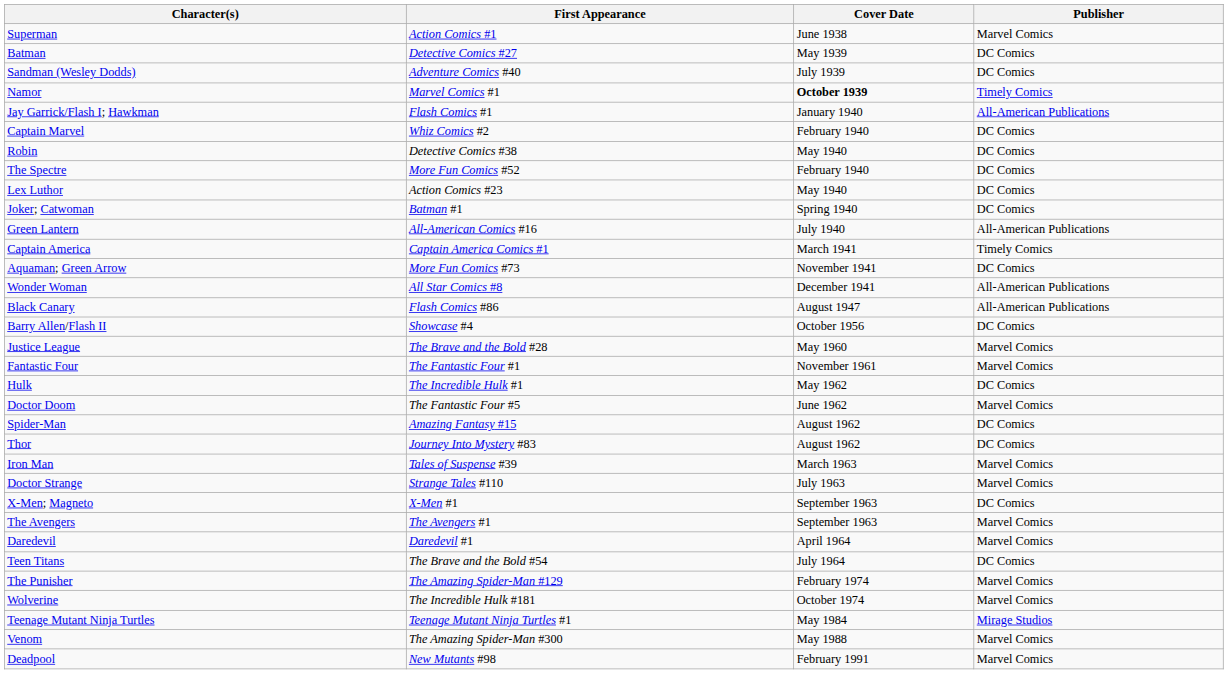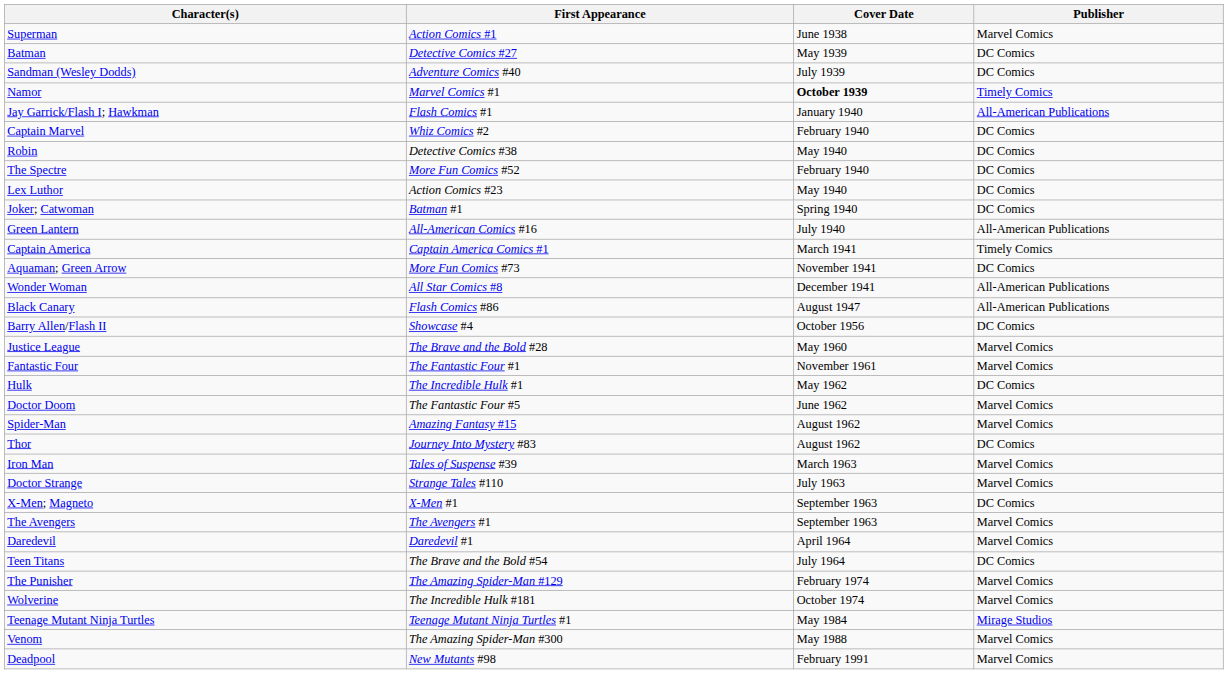(1006, 424) DC Comics -> (1015, 424) Marvel Comics
